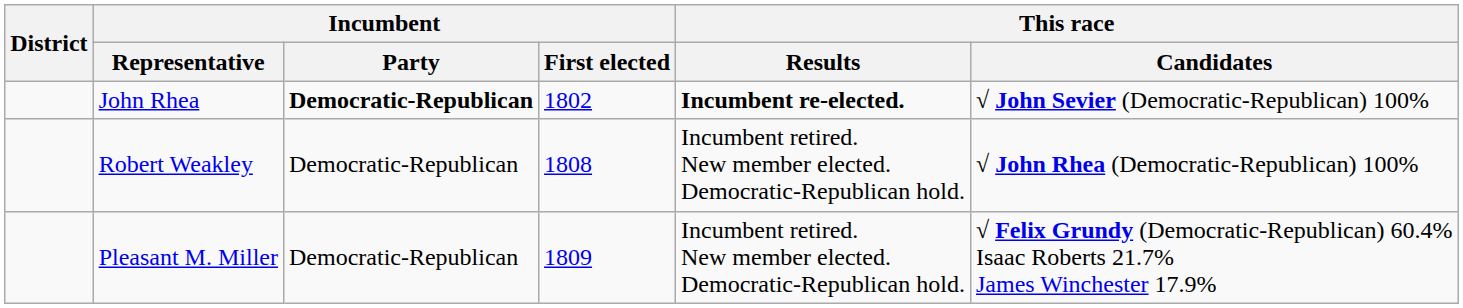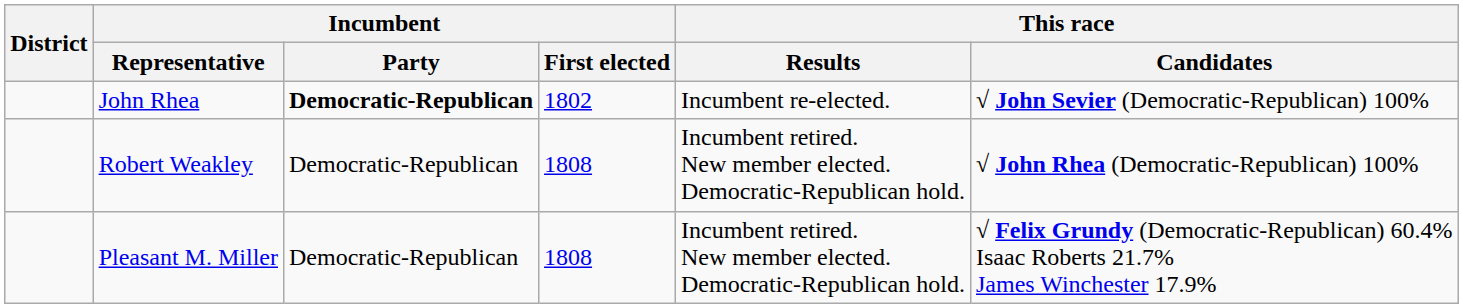(793, 99) bold -> (786, 99) normal
(568, 256) 1809 -> (568, 256) 1808
